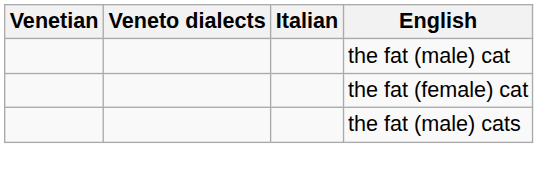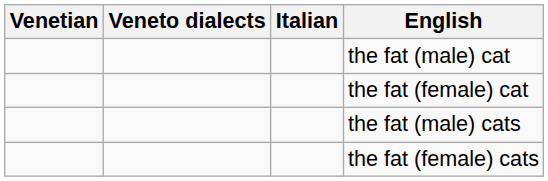+ row: (443, 158)
